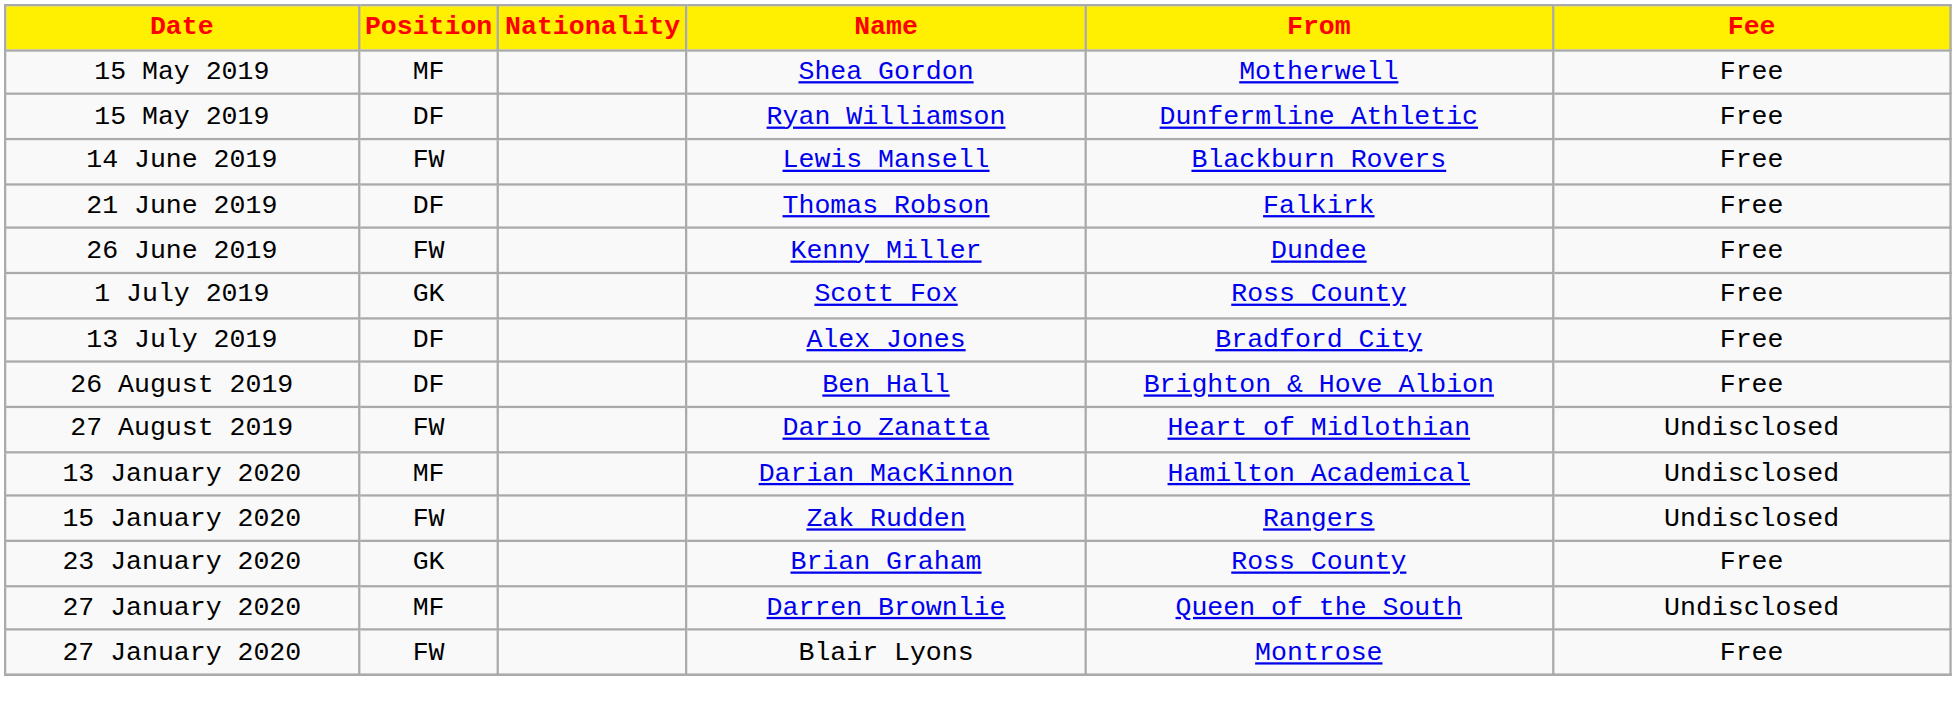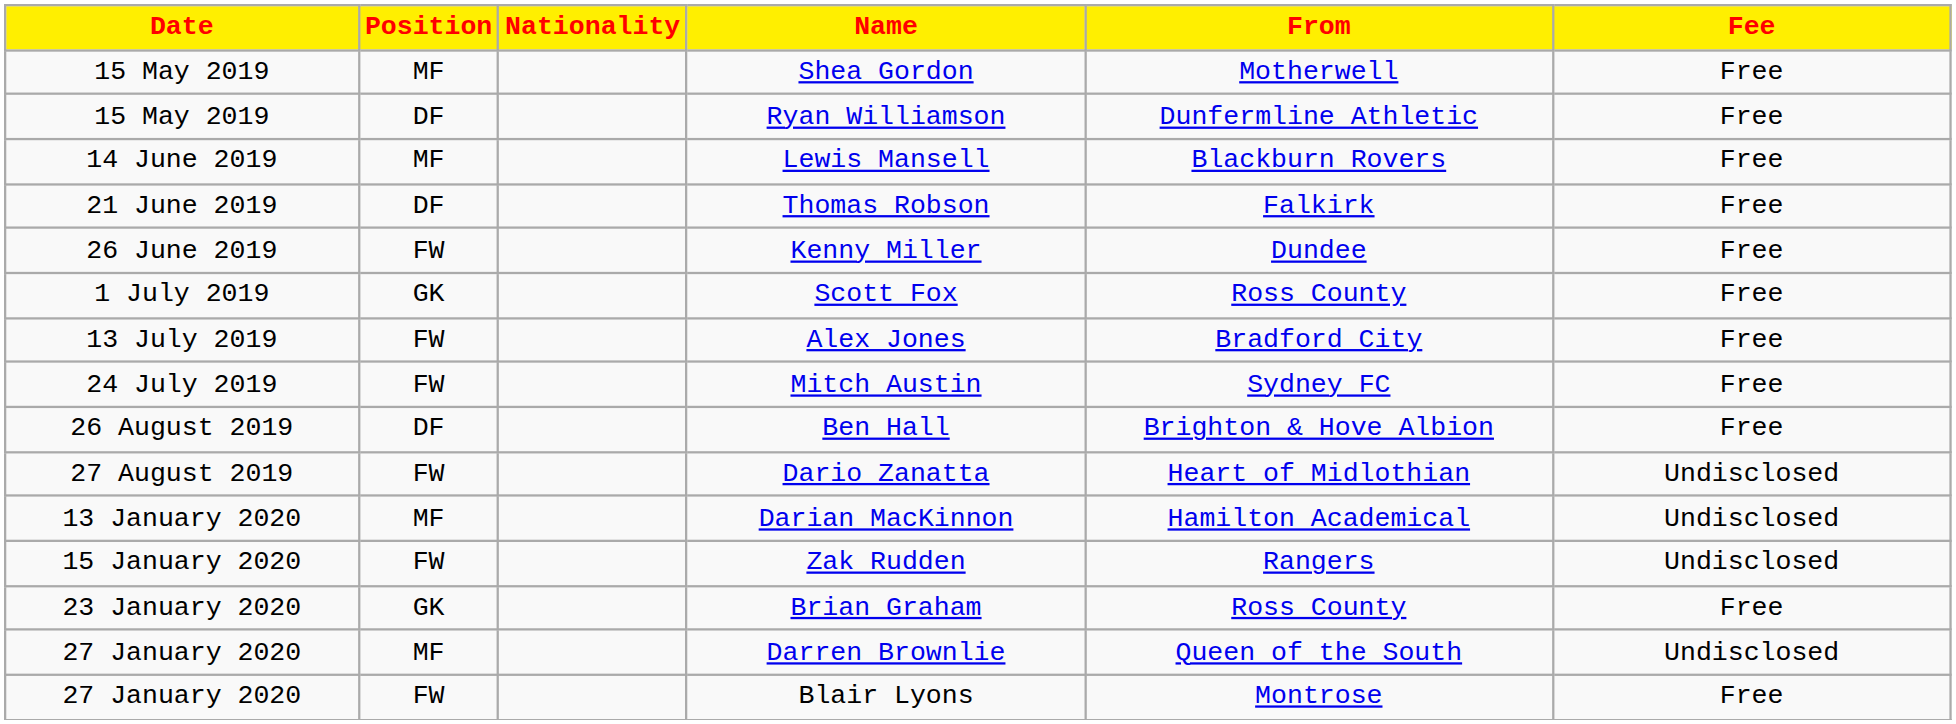(429, 161) FW -> (429, 161) MF
(429, 339) DF -> (429, 339) FW
+ row: (886, 384)
